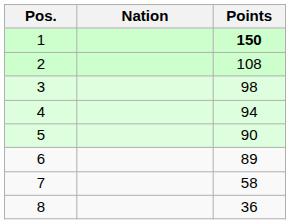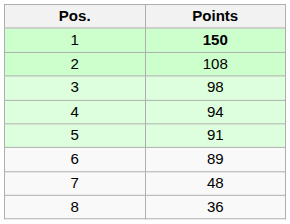- column: (145, 16)
(249, 135) 90 -> (215, 135) 91
(249, 183) 58 -> (215, 183) 48
